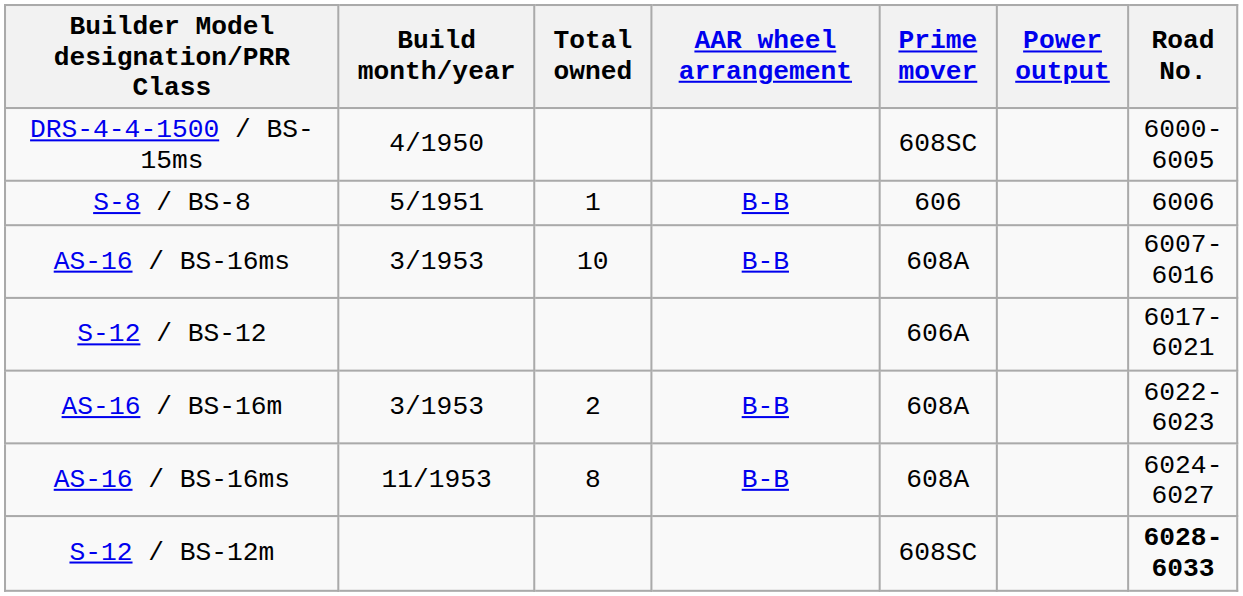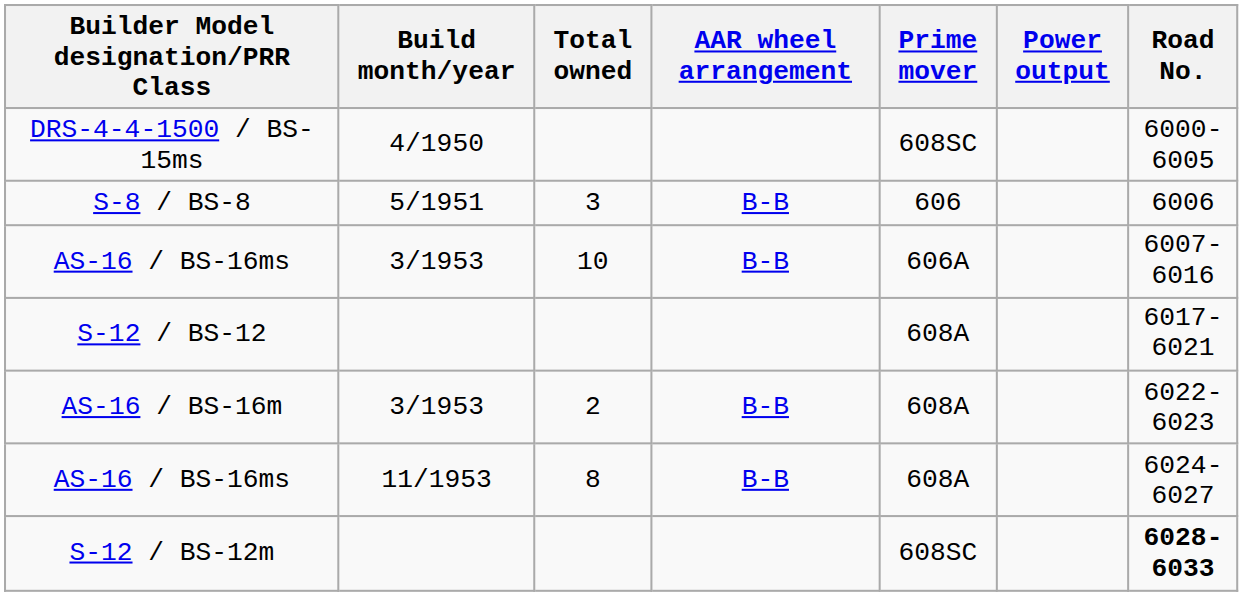(593, 203) 1 -> (593, 203) 3
(938, 261) 608A -> (938, 261) 606A
(938, 334) 606A -> (938, 334) 608A
